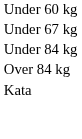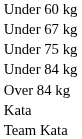+ row: (41, 49)
+ row: (36, 130)
